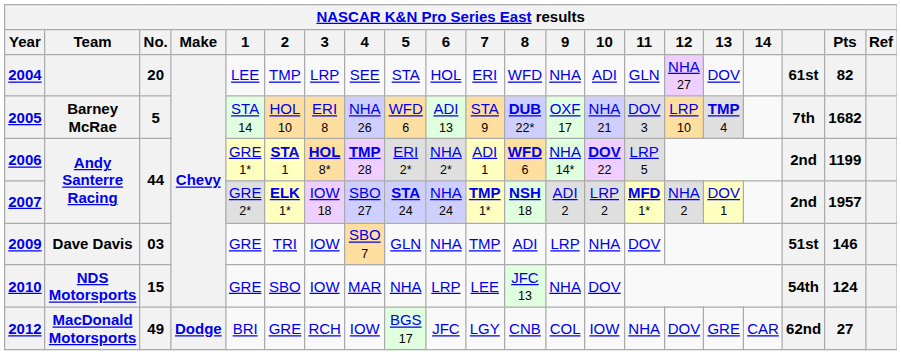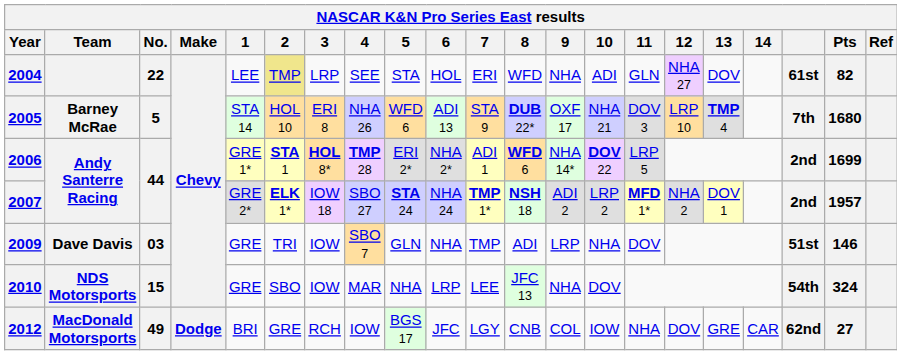(156, 75) 20 -> (156, 75) 22
(285, 75) no background -> (285, 75) khaki background
(845, 117) 1682 -> (845, 117) 1680
(845, 160) 1199 -> (845, 160) 1699
(845, 286) 124 -> (845, 286) 324
